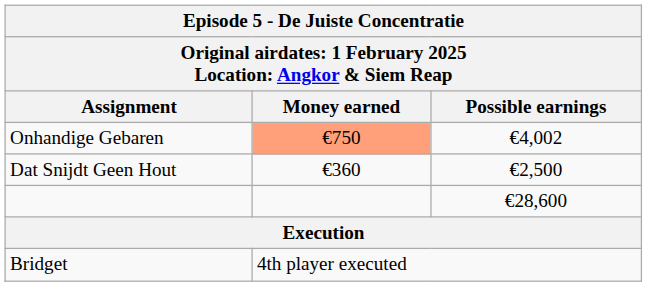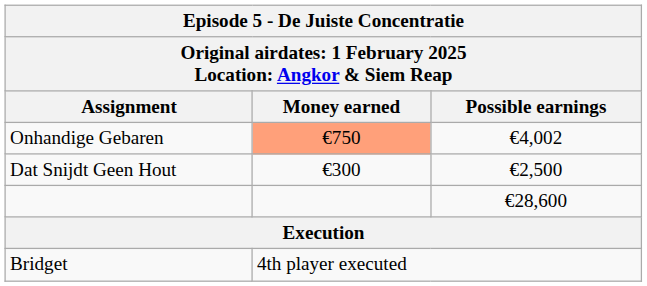(341, 169) €360 -> (341, 169) €300
